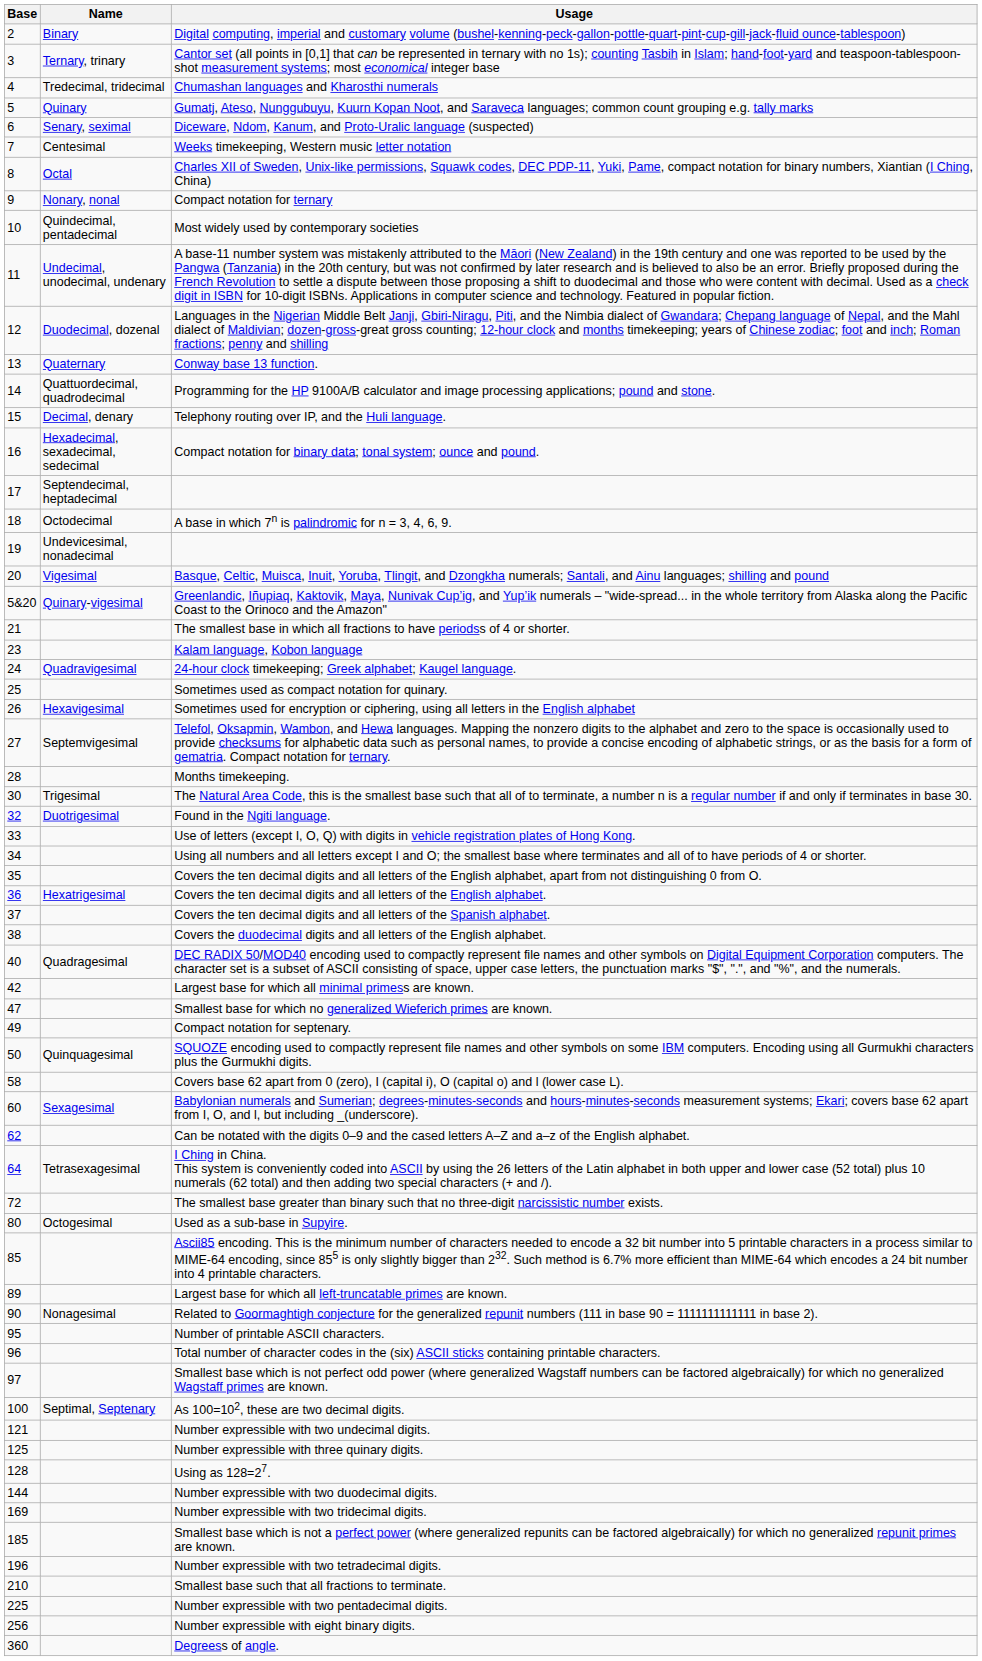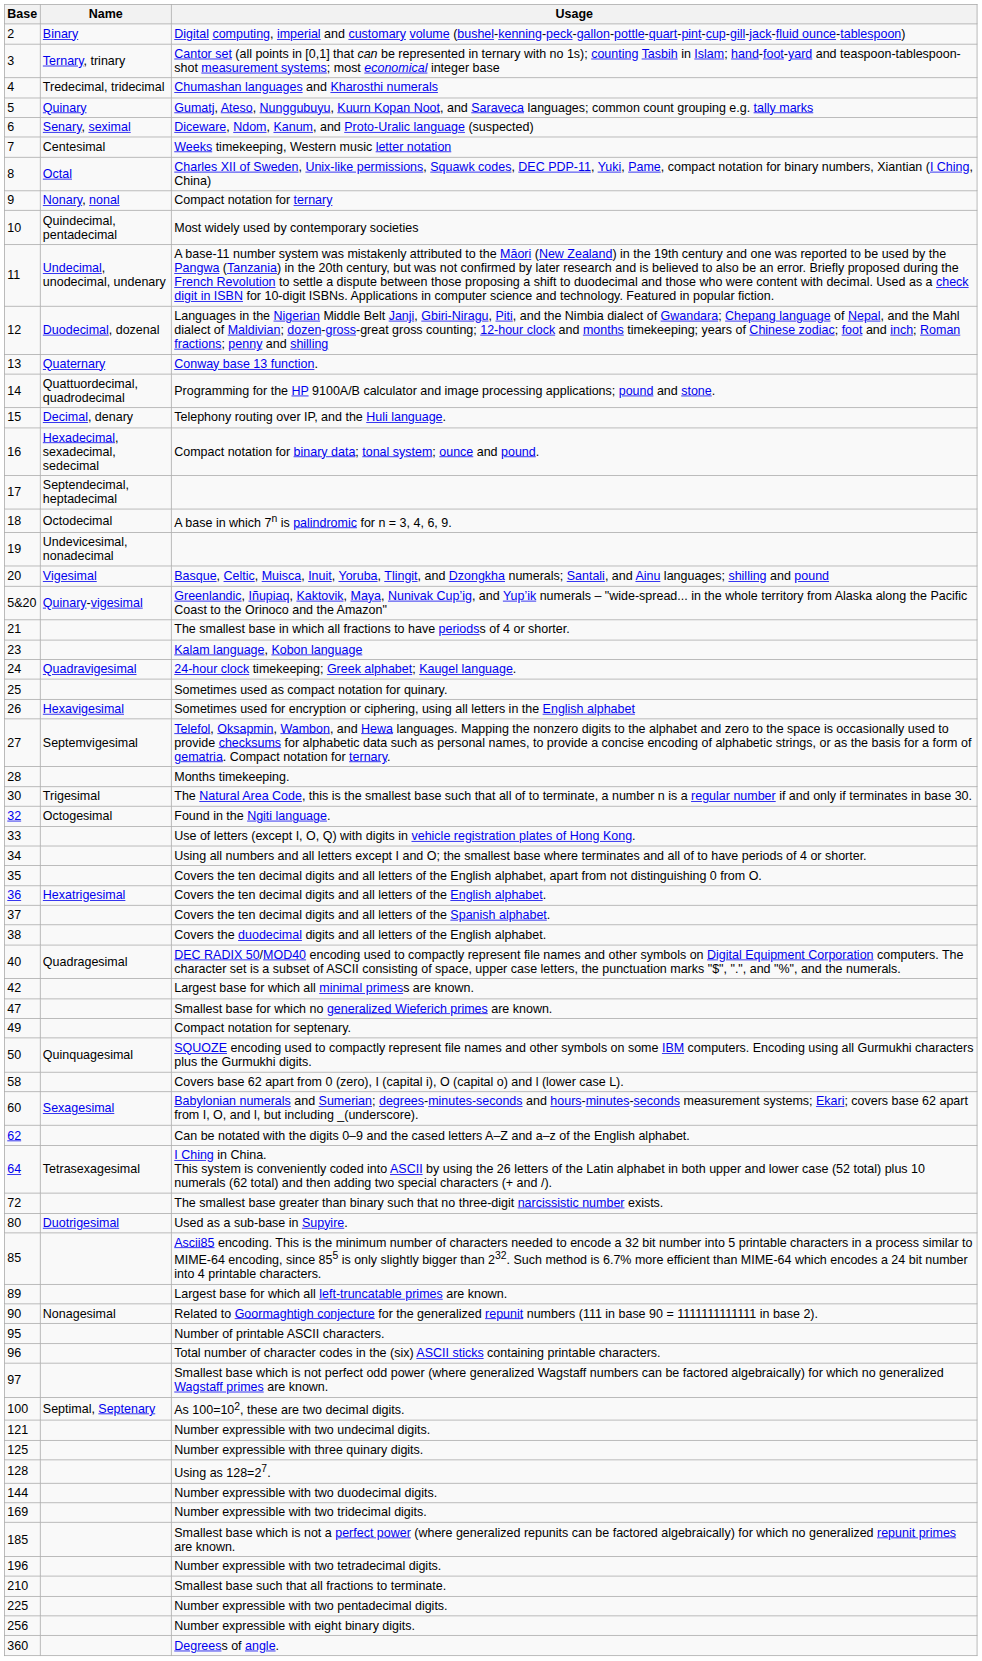(81, 816) Duotrigesimal -> (78, 816) Octogesimal
(78, 1223) Octogesimal -> (81, 1223) Duotrigesimal
